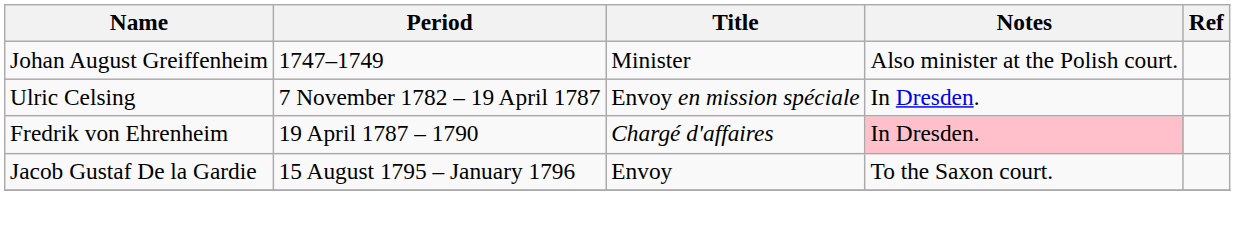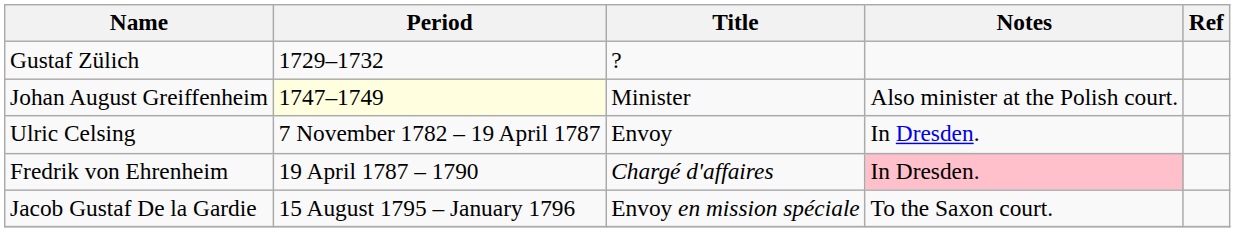+ row: (75, 60)
(331, 60) no background -> (331, 97) lightyellow background
(735, 97) Envoy en mission spéciale -> (642, 134) Envoy
(642, 171) Envoy -> (735, 208) Envoy en mission spéciale
